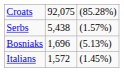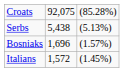(96, 28) (1.57%) -> (96, 28) (5.13%)
(96, 43) (5.13%) -> (96, 43) (1.57%)
